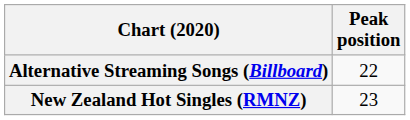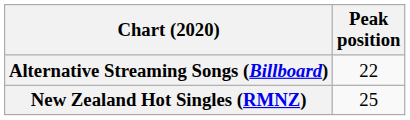(369, 99) 23 -> (369, 99) 25
